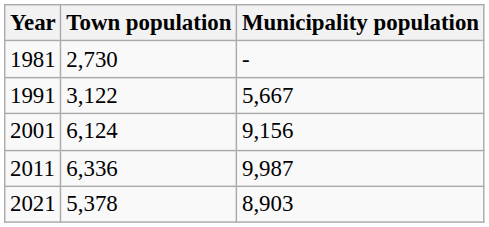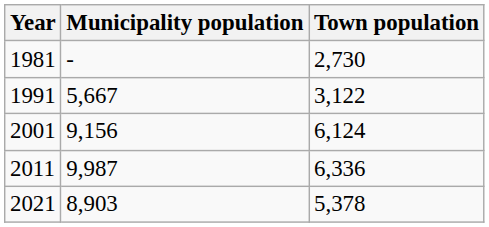columns swapped: (149, 22) <-> (361, 22)
